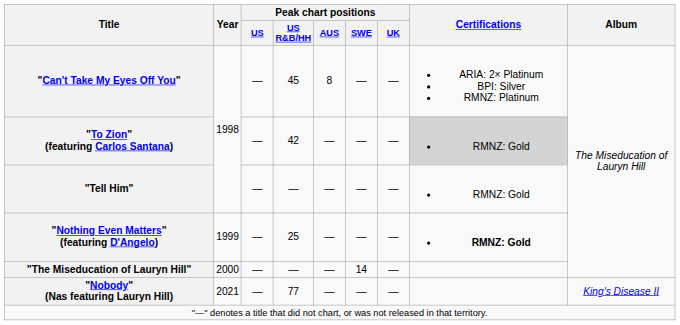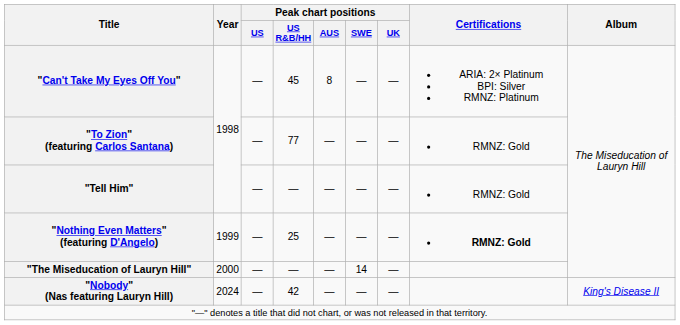(293, 140) 42 -> (293, 140) 77
(488, 147) lightgrey background -> (488, 147) no background
(228, 291) 2021 -> (228, 291) 2024
(293, 291) 77 -> (293, 291) 42
